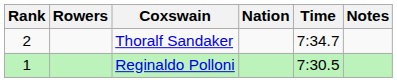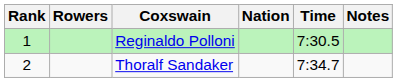rows swapped: (175, 65) <-> (174, 41)
